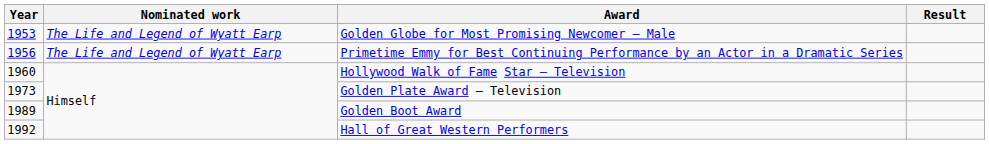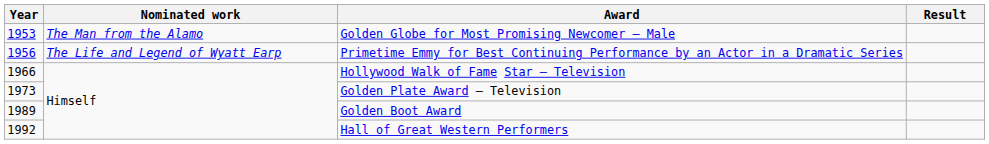(164, 33) The Life and Legend of Wyatt Earp -> (125, 33) The Man from the Alamo
(22, 72) 1960 -> (22, 72) 1966
